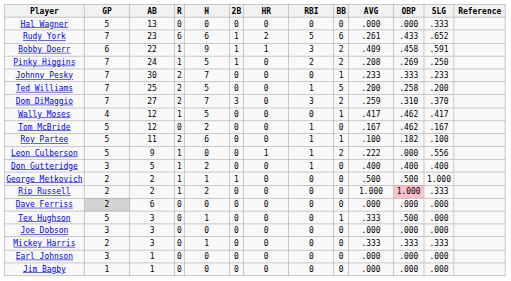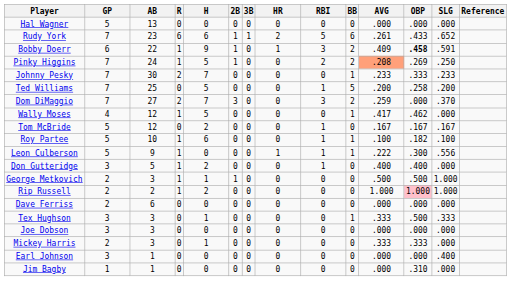+ column: (249, 11)
(439, 24) .333 -> (446, 24) .000
(409, 50) normal -> (418, 50) bold
(371, 62) no background -> (382, 62) lightsalmon background
(179, 88) 2 -> (179, 88) 0
(409, 101) .310 -> (418, 101) .000
(439, 114) .417 -> (446, 114) .000
(409, 127) .462 -> (418, 127) .167
(152, 140) 11 -> (152, 140) 10
(179, 140) 2 -> (179, 140) 1
(341, 153) 2 -> (352, 153) 1
(409, 153) .000 -> (418, 153) .300
(439, 166) .400 -> (446, 166) .000
(152, 179) 2 -> (152, 179) 3
(439, 192) .333 -> (446, 192) 1.000
(107, 205) lightgrey background -> (107, 205) no background
(107, 218) 5 -> (107, 218) 3
(439, 218) .000 -> (446, 218) .333
(439, 243) .333 -> (446, 243) .000
(439, 256) .000 -> (446, 256) .400
(409, 269) .000 -> (418, 269) .310
